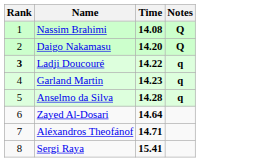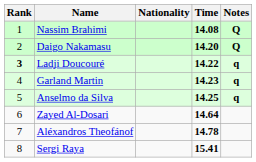+ column: (164, 13)
(150, 98) 14.28 -> (206, 98) 14.25
(150, 132) 14.71 -> (206, 132) 14.78
